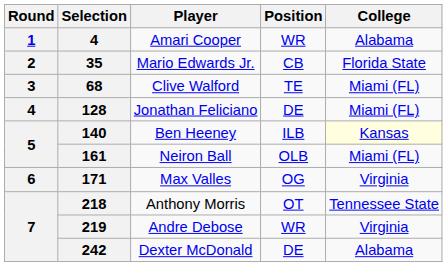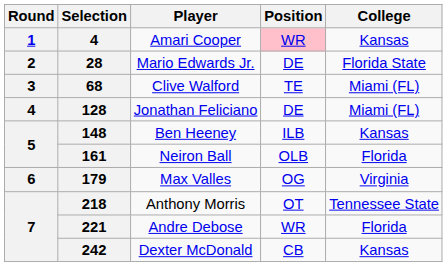(293, 40) no background -> (293, 40) pink background
(384, 40) Alabama -> (384, 40) Kansas
(94, 63) 35 -> (94, 63) 28
(293, 63) CB -> (293, 63) DE
(94, 133) 140 -> (94, 133) 148
(384, 133) lightyellow background -> (384, 133) no background
(384, 156) Miami (FL) -> (384, 156) Florida
(94, 180) 171 -> (94, 180) 179
(94, 226) 219 -> (94, 226) 221
(384, 226) Virginia -> (384, 226) Florida
(293, 250) DE -> (293, 250) CB
(384, 250) Alabama -> (384, 250) Kansas
